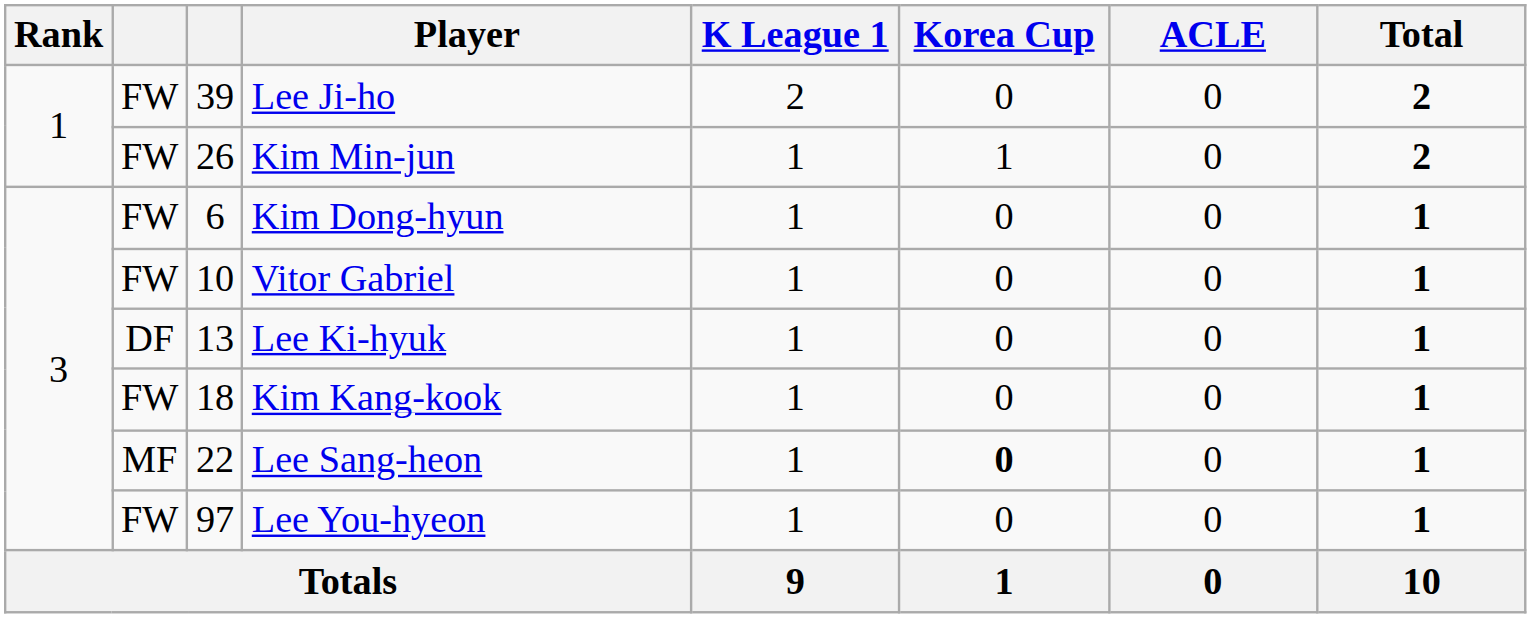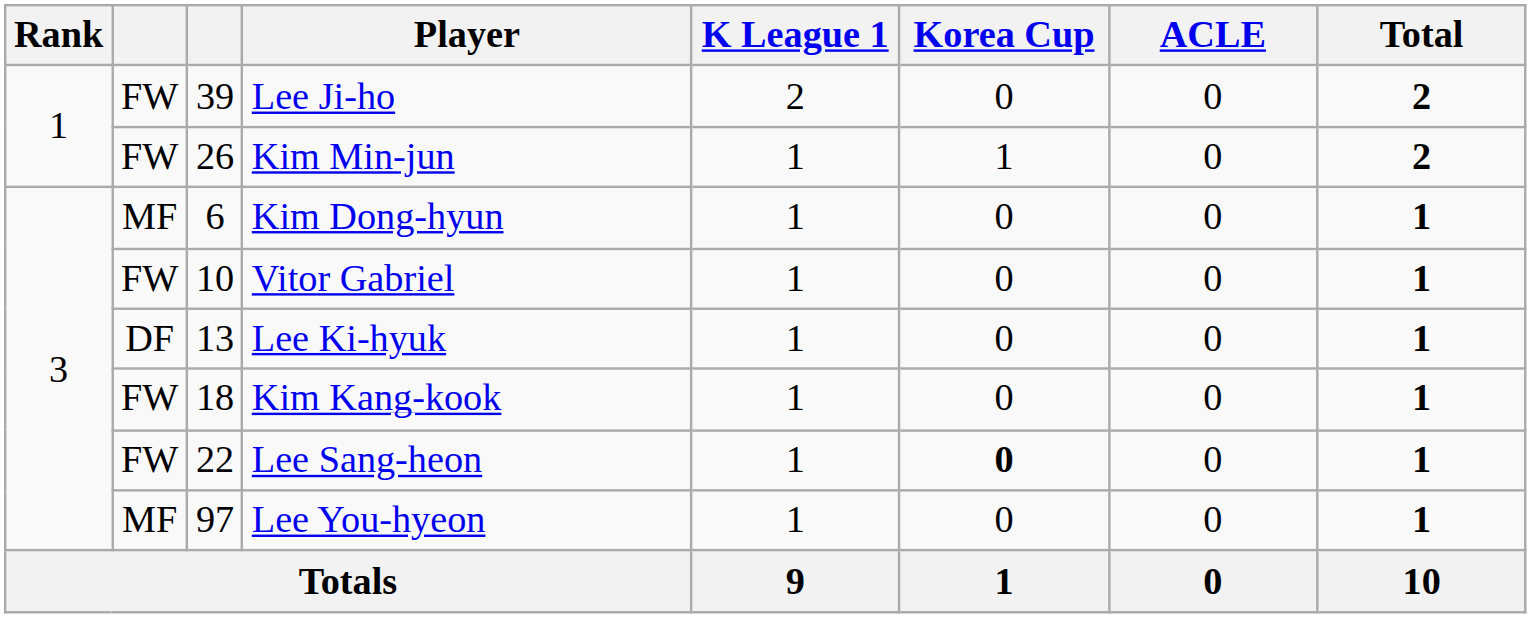(150, 216) FW -> (150, 216) MF
(150, 459) MF -> (150, 459) FW
(150, 519) FW -> (150, 519) MF
